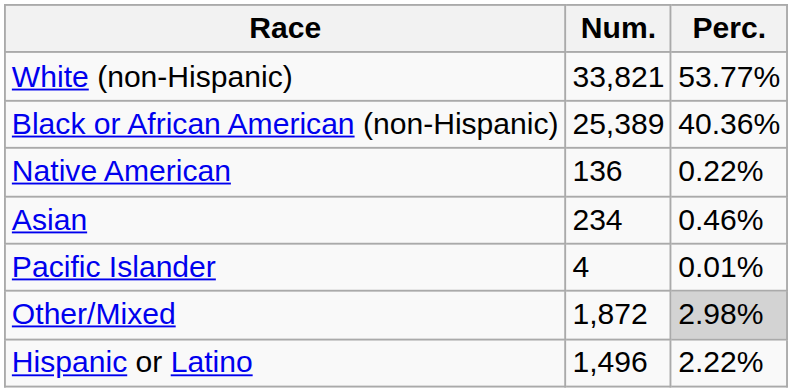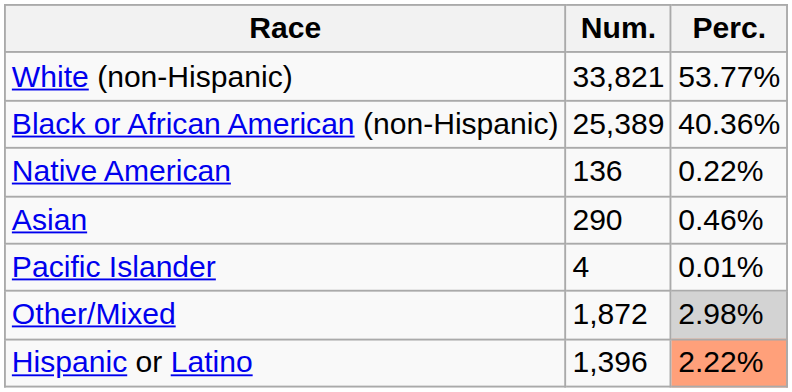(598, 219) 234 -> (598, 219) 290
(610, 362) 1,496 -> (610, 362) 1,396
(721, 362) no background -> (721, 362) lightsalmon background
